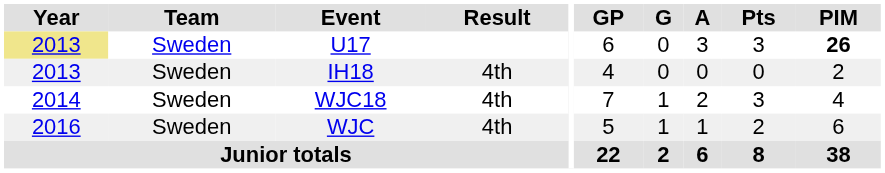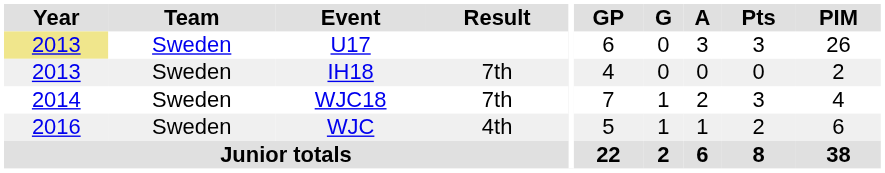(838, 44) bold -> (838, 44) normal
(497, 72) 4th -> (497, 72) 7th
(497, 99) 4th -> (497, 99) 7th
